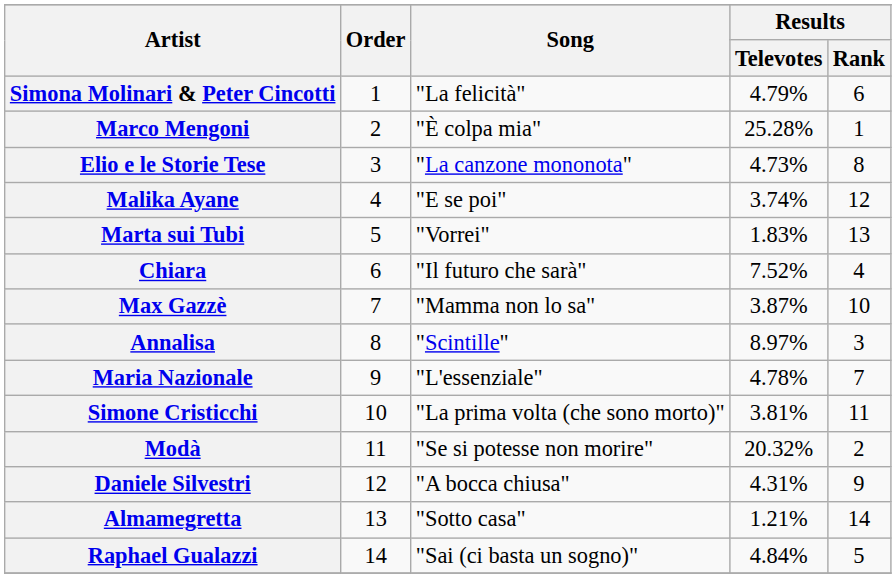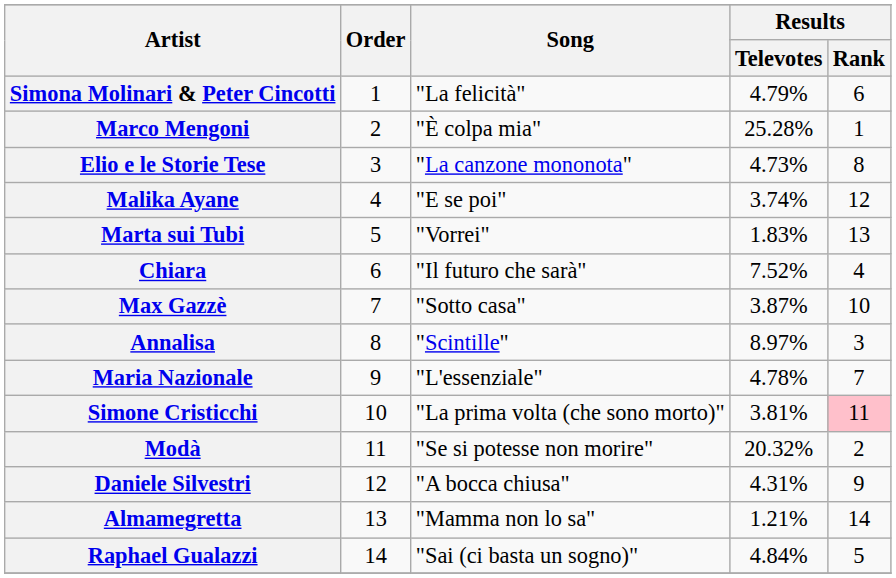(506, 306) "Mamma non lo sa" -> (471, 306) "Sotto casa"
(859, 413) no background -> (859, 413) pink background
(471, 519) "Sotto casa" -> (506, 519) "Mamma non lo sa"
